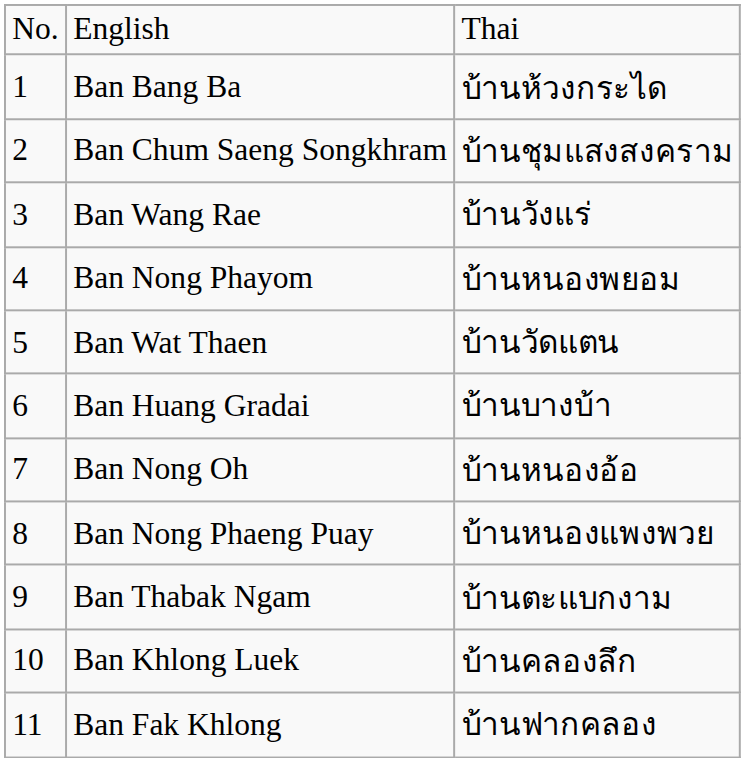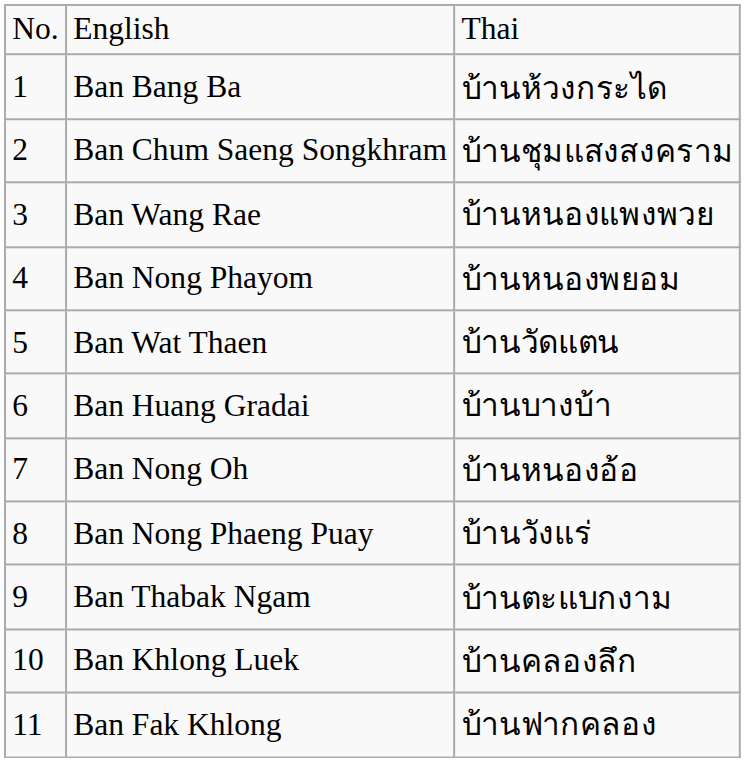(527, 214) บ้านวังแร่ -> (588, 214) บ้านหนองแพงพวย
(588, 533) บ้านหนองแพงพวย -> (527, 533) บ้านวังแร่
